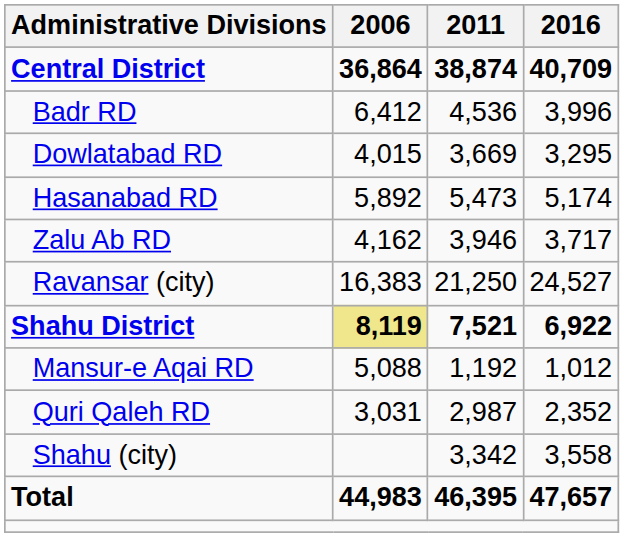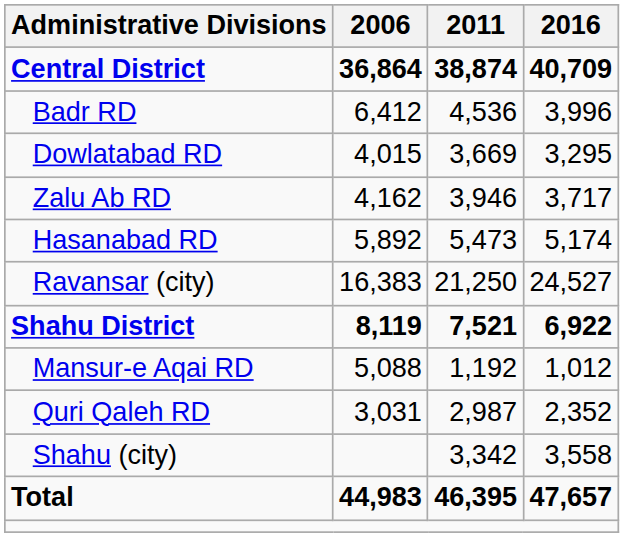rows swapped: (125, 197) <-> (102, 240)
(389, 326) khaki background -> (389, 326) no background
